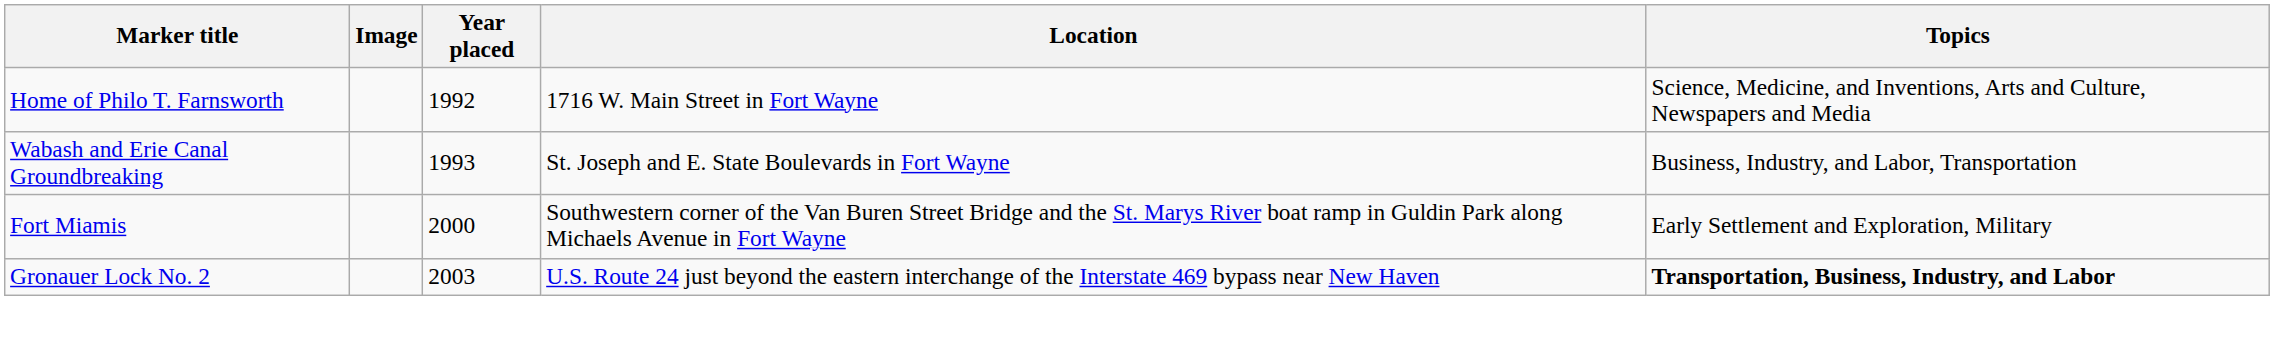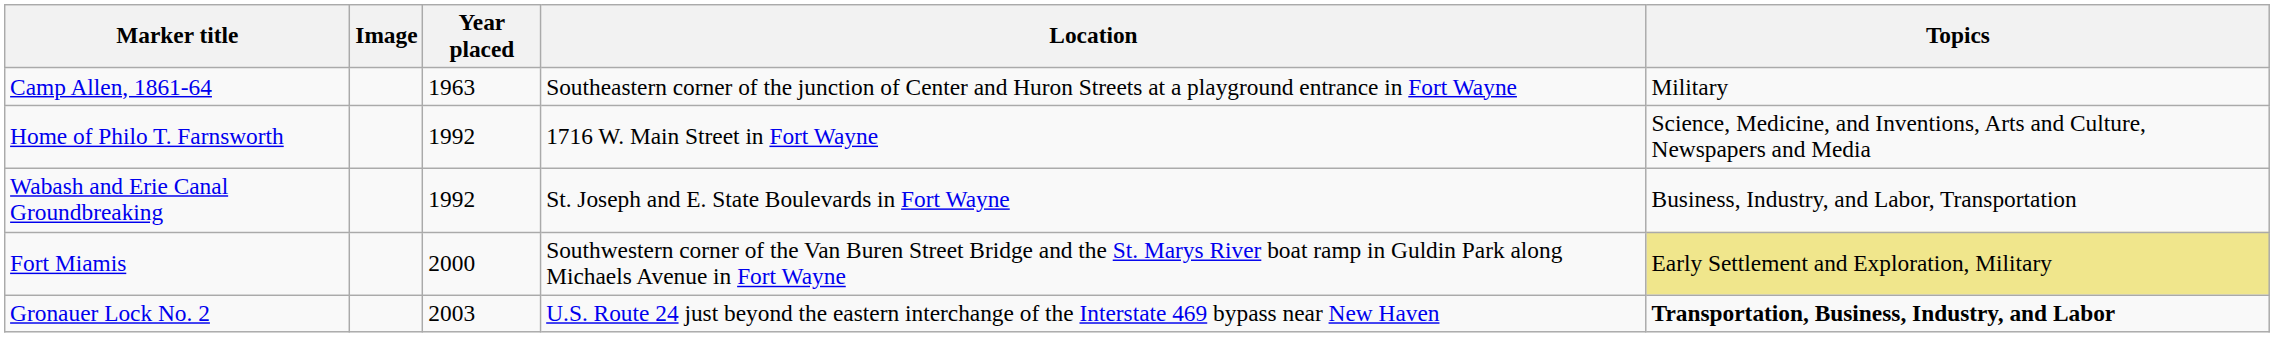+ row: (111, 86)
(452, 162) 1993 -> (452, 199) 1992
(1852, 226) no background -> (1852, 263) khaki background
